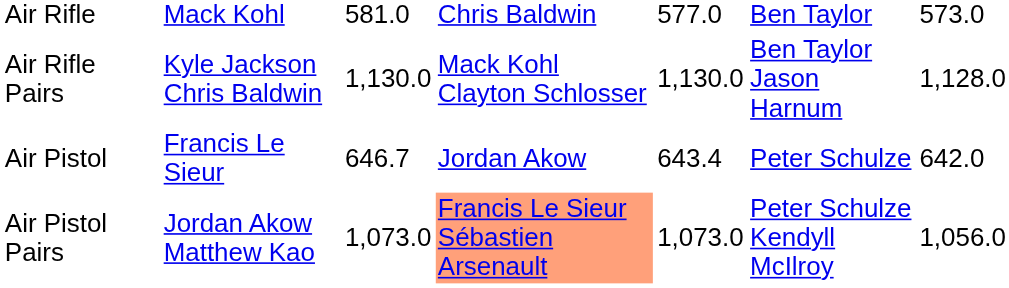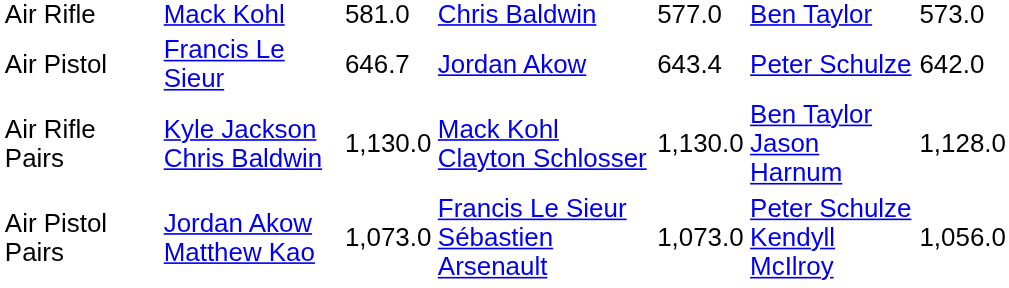rows swapped: (50, 78) <-> (56, 158)
(532, 237) lightsalmon background -> (532, 237) no background
